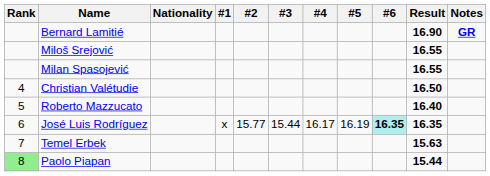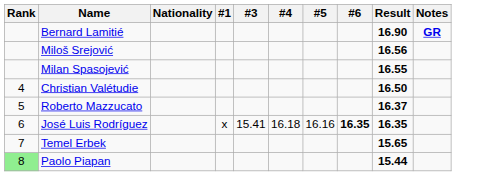- column: (251, 13)
(427, 50) 16.55 -> (393, 50) 16.56
(427, 106) 16.40 -> (393, 106) 16.37
(286, 124) 15.44 -> (251, 124) 15.41
(320, 124) 16.17 -> (286, 124) 16.18
(355, 124) 16.19 -> (320, 124) 16.16
(389, 124) paleturquoise background -> (355, 124) no background
(427, 143) 15.63 -> (393, 143) 15.65
